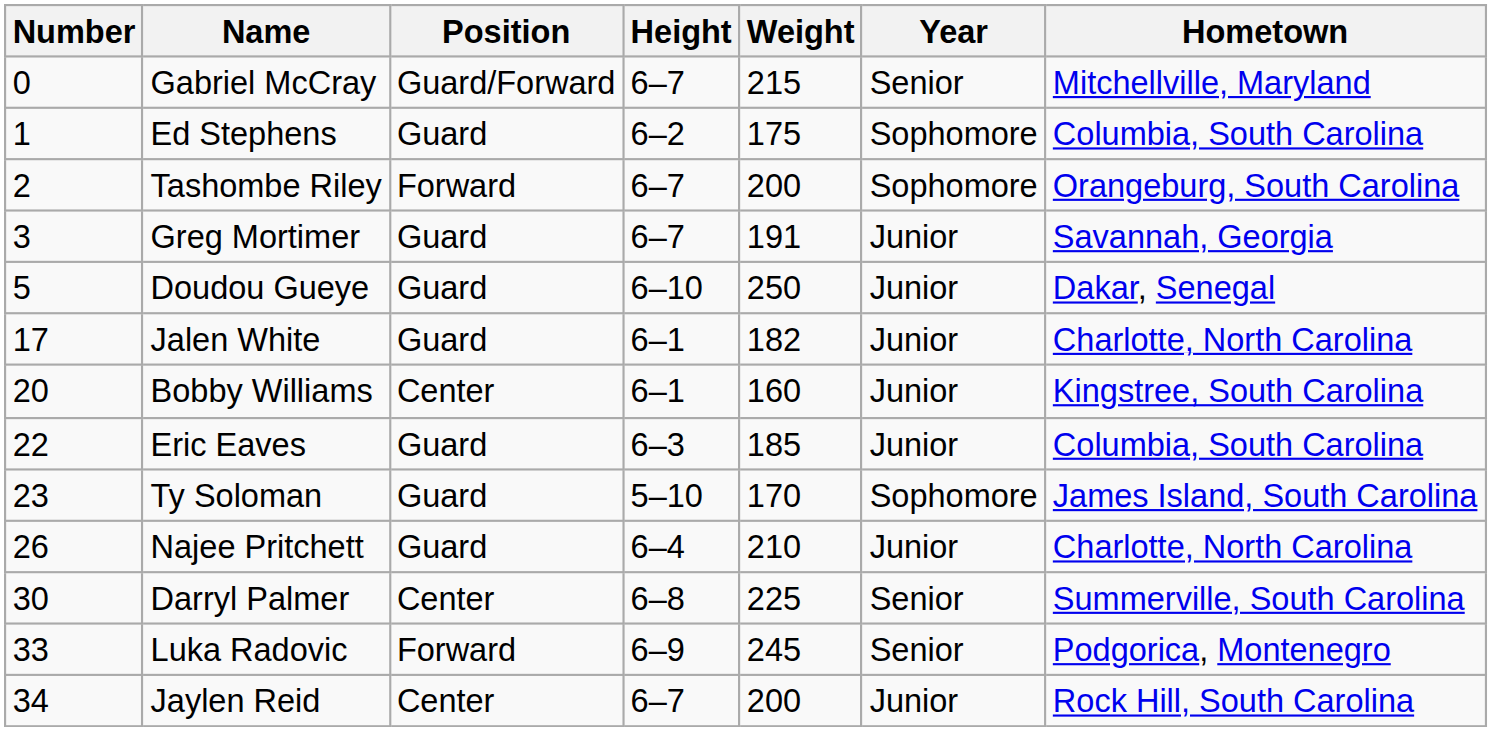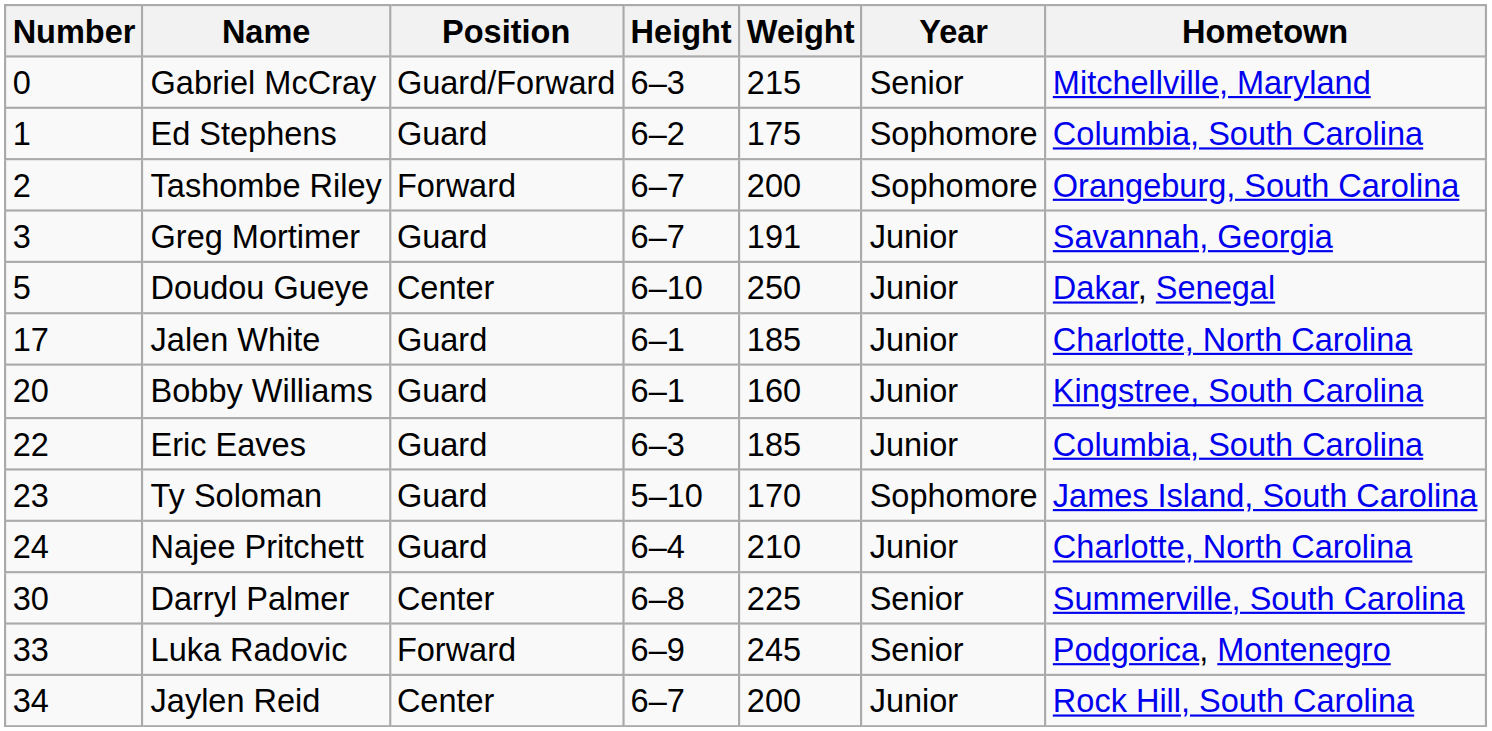(658, 82) 6–7 -> (658, 82) 6–3
(442, 288) Guard -> (446, 288) Center
(774, 340) 182 -> (774, 340) 185
(446, 391) Center -> (442, 391) Guard
(31, 546) 26 -> (31, 546) 24
